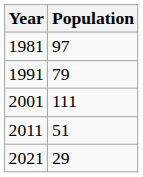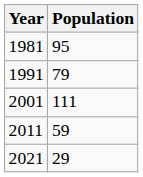(61, 46) 97 -> (61, 46) 95
(61, 130) 51 -> (61, 130) 59
